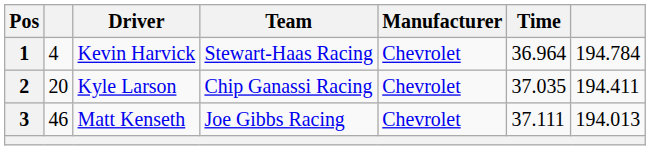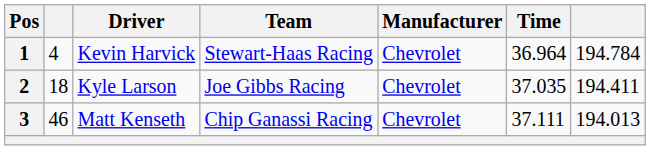(58, 86) 20 -> (58, 86) 18
(288, 86) Chip Ganassi Racing -> (275, 86) Joe Gibbs Racing
(275, 119) Joe Gibbs Racing -> (288, 119) Chip Ganassi Racing
